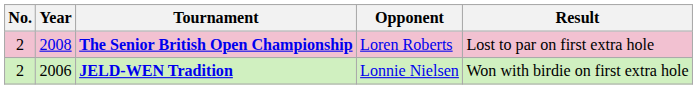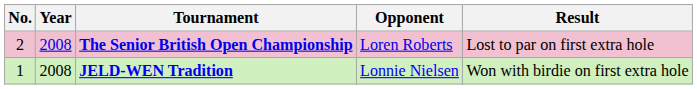(20, 71) 2 -> (20, 71) 1
(56, 71) 2006 -> (56, 71) 2008
